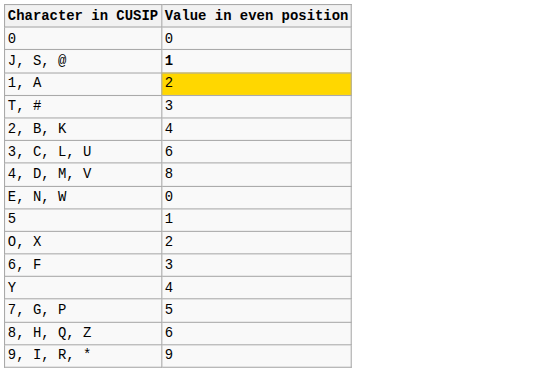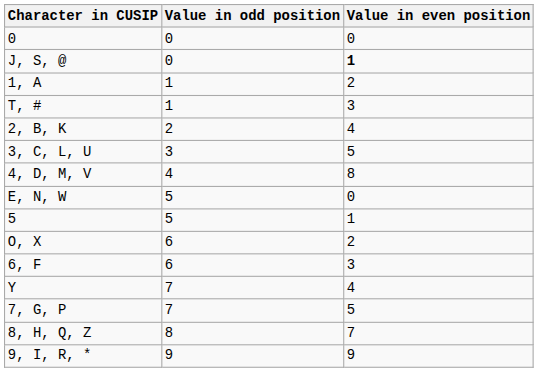+ column: (252, 16)
(169, 84) gold background -> (351, 84) no background
(169, 152) 6 -> (351, 152) 5
(169, 333) 6 -> (351, 333) 7
